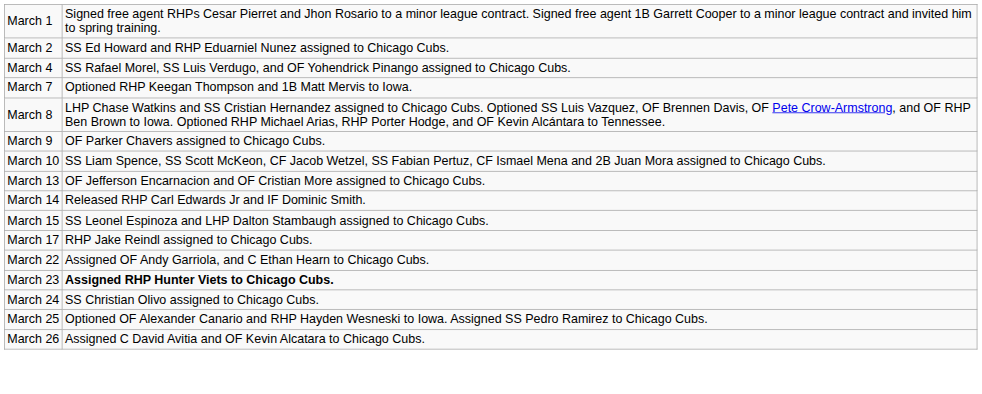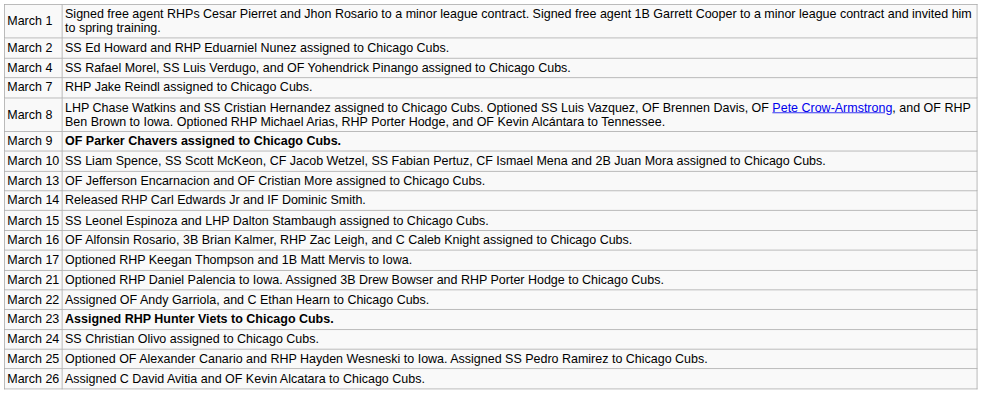(239, 87) Optioned RHP Keegan Thompson and 1B Matt Mervis to Iowa. -> (189, 87) RHP Jake Reindl assigned to Chicago Cubs.
(195, 141) normal -> (203, 141) bold
+ row: (33, 240)
(189, 240) RHP Jake Reindl assigned to Chicago Cubs. -> (239, 260) Optioned RHP Keegan Thompson and 1B Matt Mervis to Iowa.
+ row: (33, 279)
